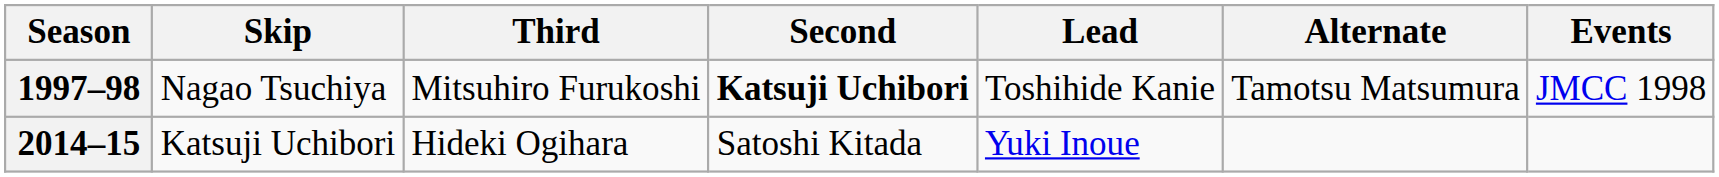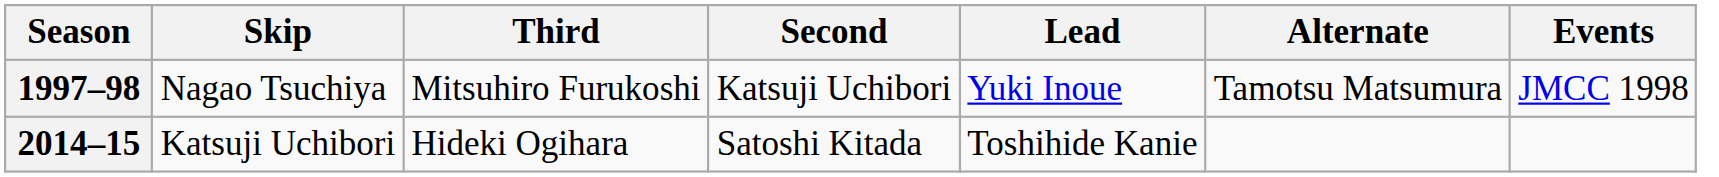(843, 87) bold -> (834, 87) normal
(1100, 87) Toshihide Kanie -> (1045, 87) Yuki Inoue
(1062, 143) Yuki Inoue -> (1082, 143) Toshihide Kanie
